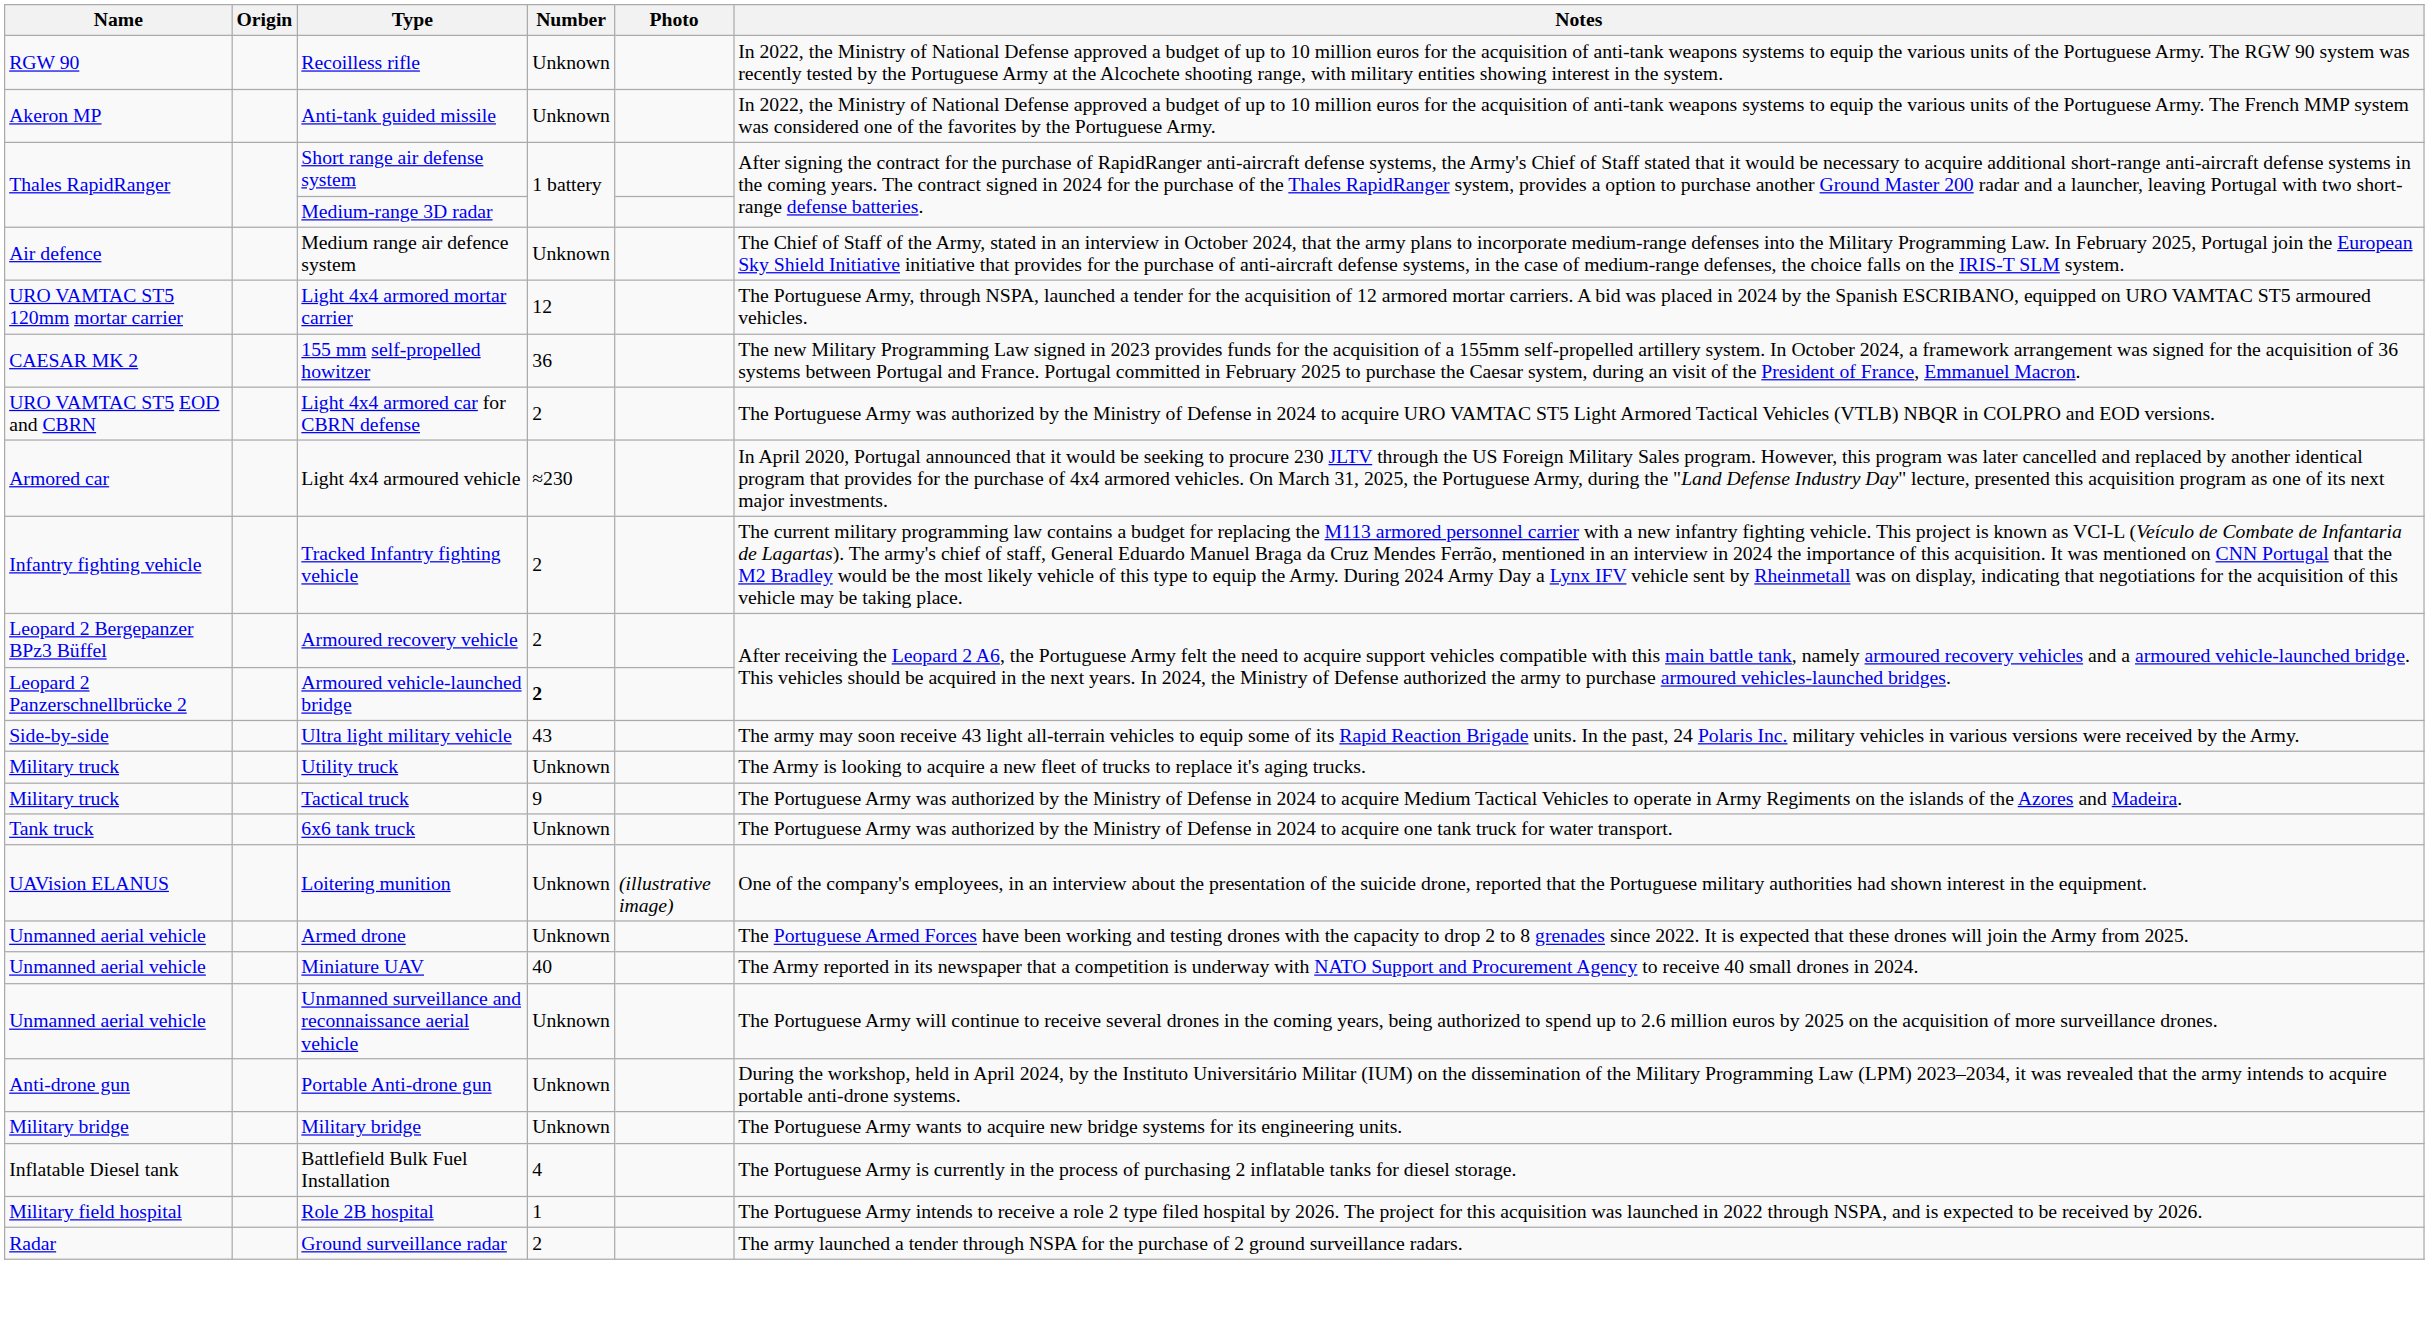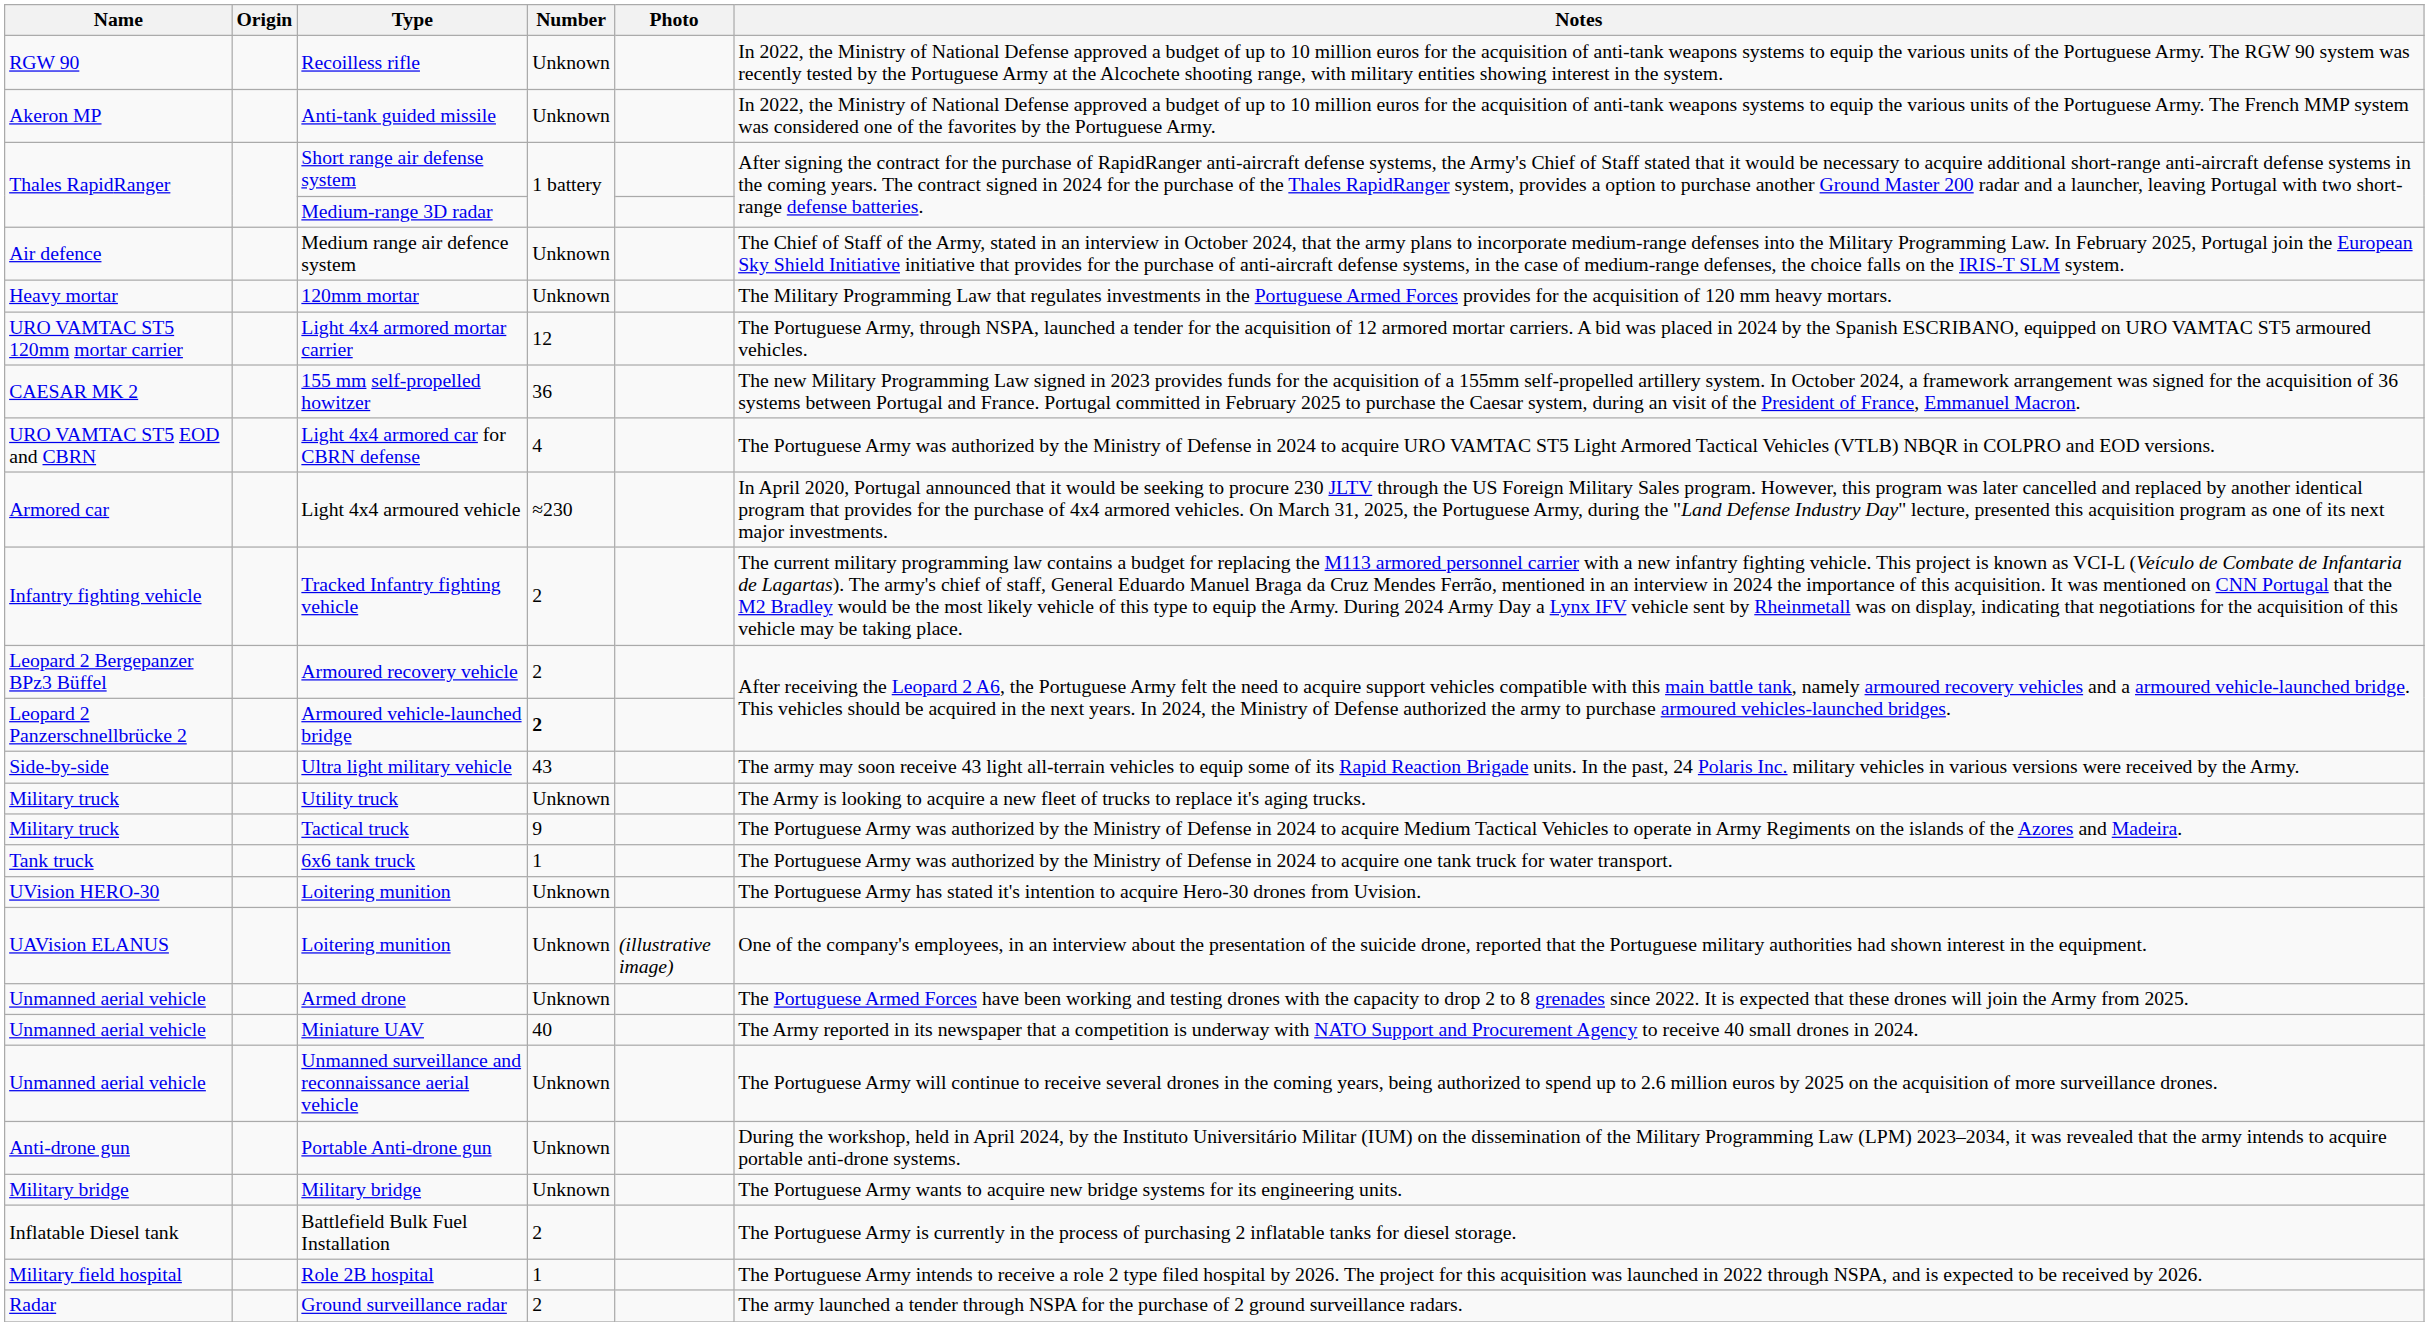+ row: (64, 295)
(537, 413) 2 -> (537, 444) 4
(571, 829) Unknown -> (537, 860) 1
+ row: (84, 891)
(537, 1169) 4 -> (537, 1232) 2
